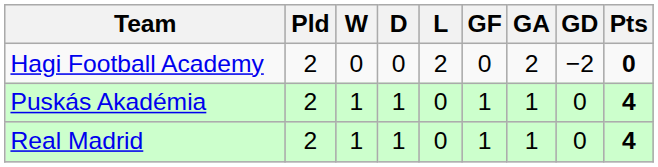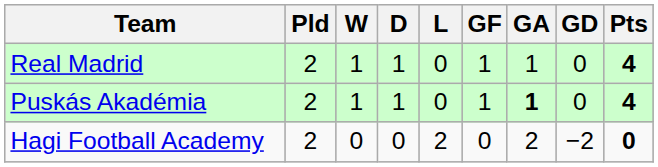rows swapped: (77, 141) <-> (137, 63)
(532, 102) normal -> (532, 102) bold
